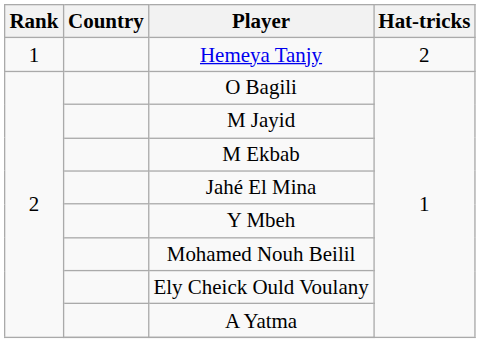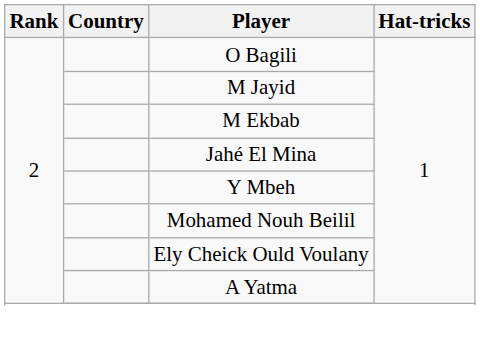- row: (261, 54)
